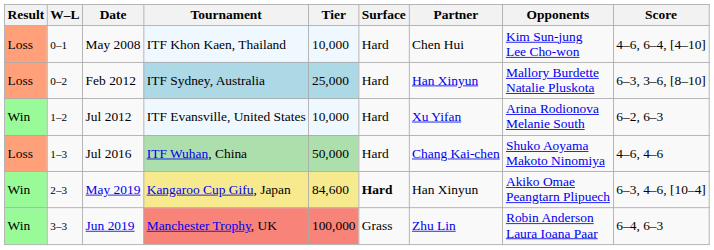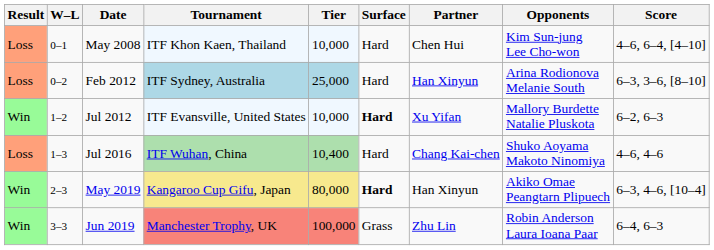(552, 80) Mallory Burdette Natalie Pluskota -> (552, 80) Arina Rodionova Melanie South
(375, 116) normal -> (377, 116) bold
(552, 116) Arina Rodionova Melanie South -> (552, 116) Mallory Burdette Natalie Pluskota
(330, 153) 50,000 -> (330, 153) 10,400
(330, 189) 84,600 -> (330, 189) 80,000
